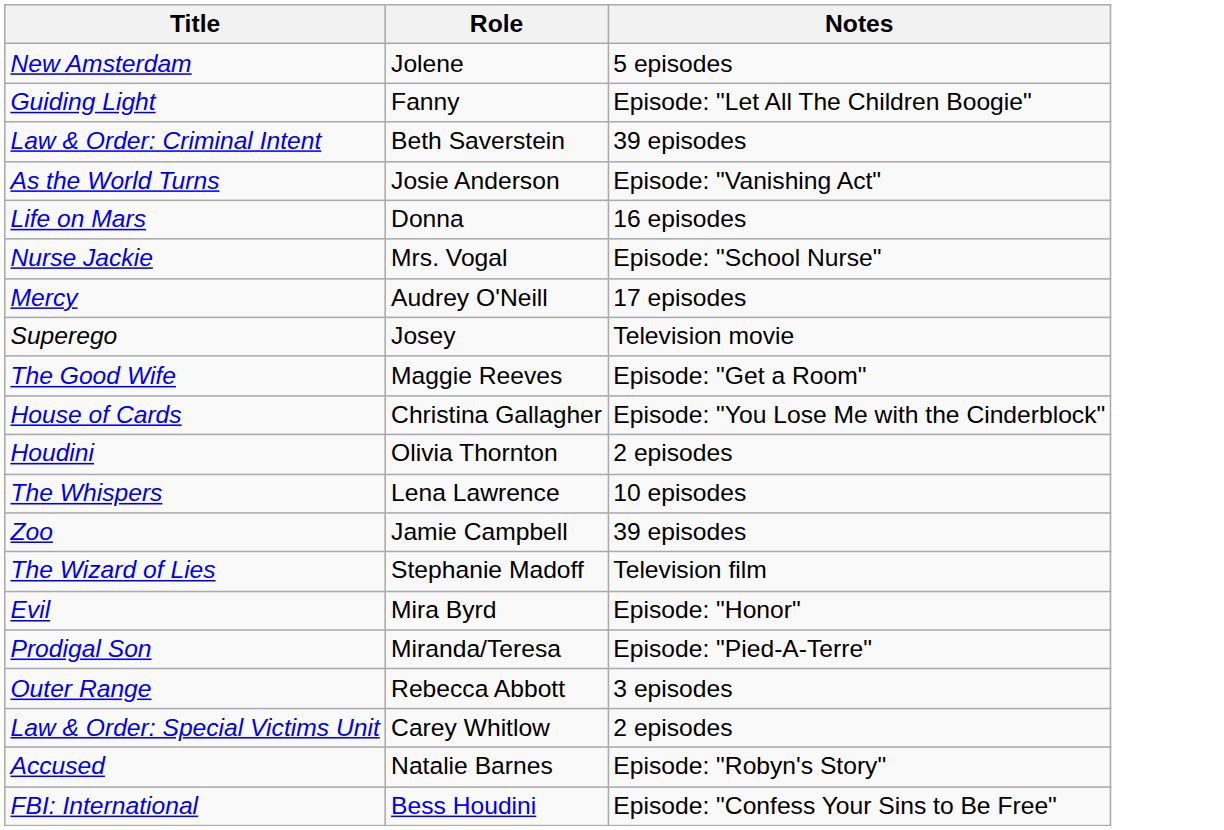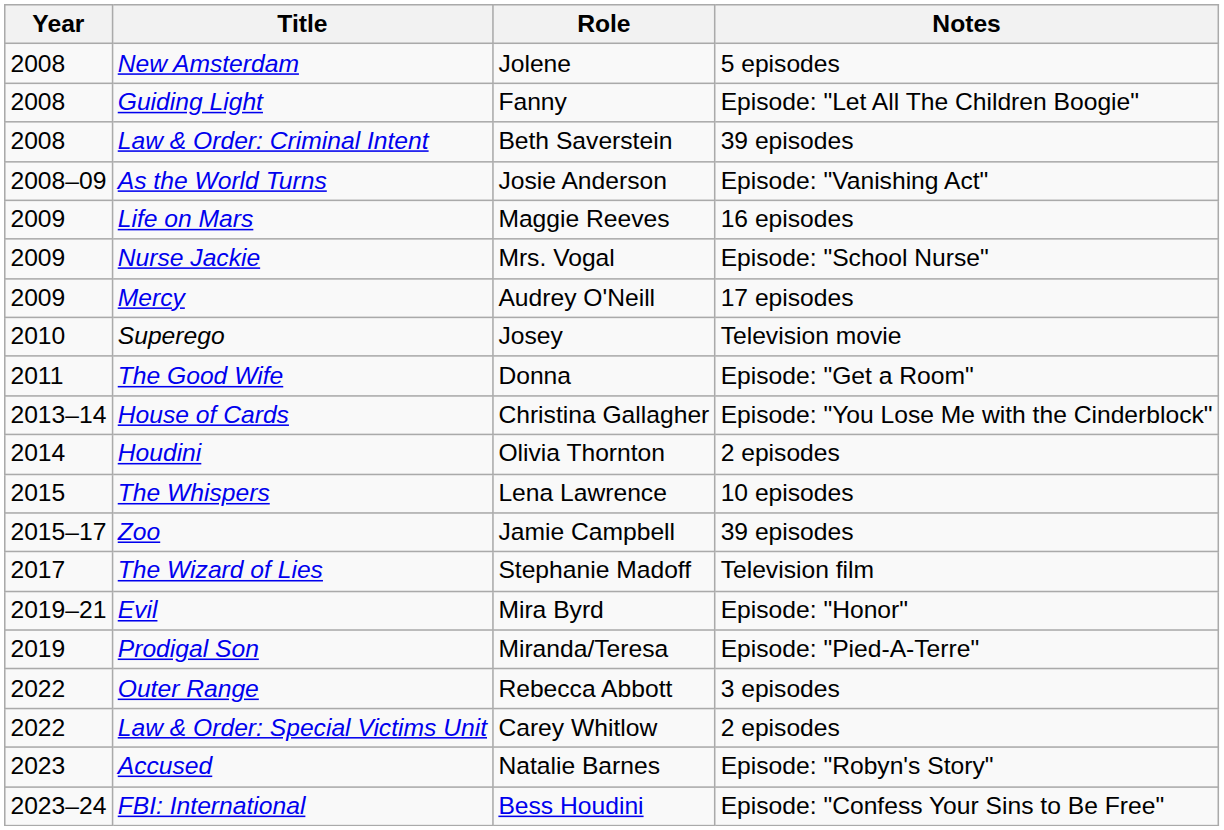+ column: (58, 24)
(427, 219) Donna -> (584, 219) Maggie Reeves
(477, 375) Maggie Reeves -> (535, 375) Donna
